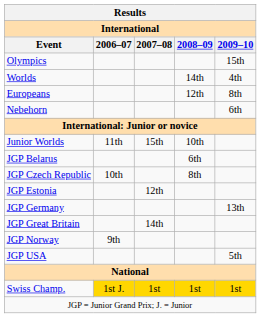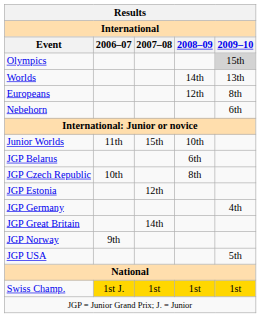(235, 61) no background -> (235, 61) lightgrey background
(235, 77) 4th -> (235, 77) 13th
(235, 207) 13th -> (235, 207) 4th
